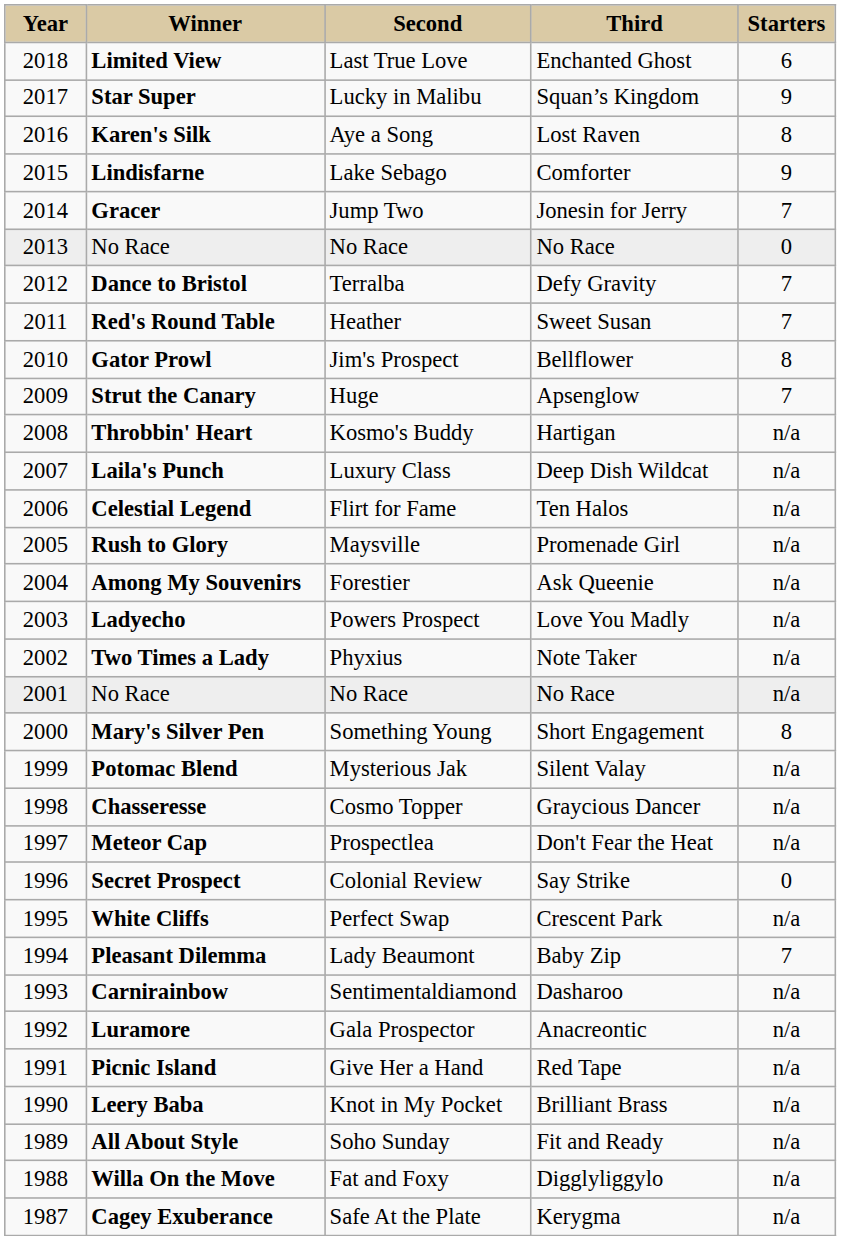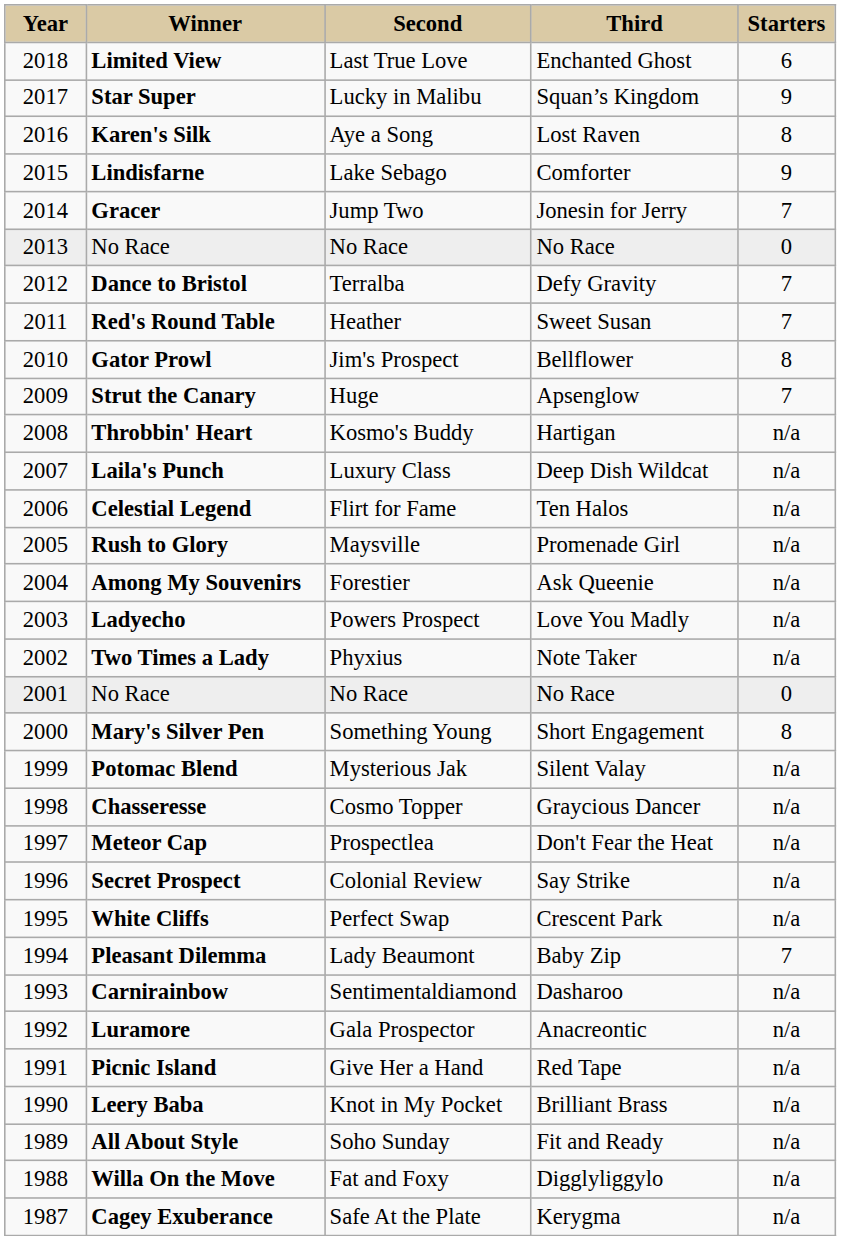(786, 694) n/a -> (786, 694) 0
(786, 881) 0 -> (786, 881) n/a
